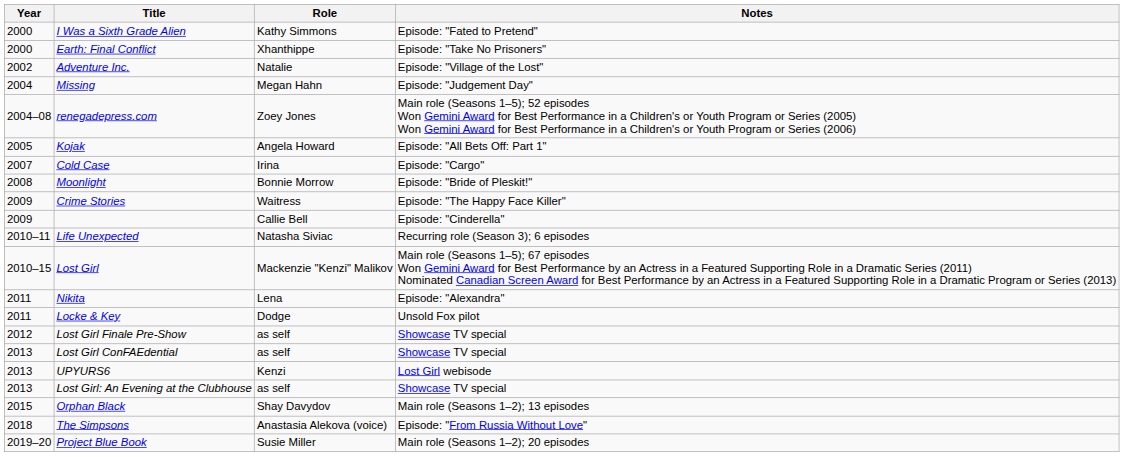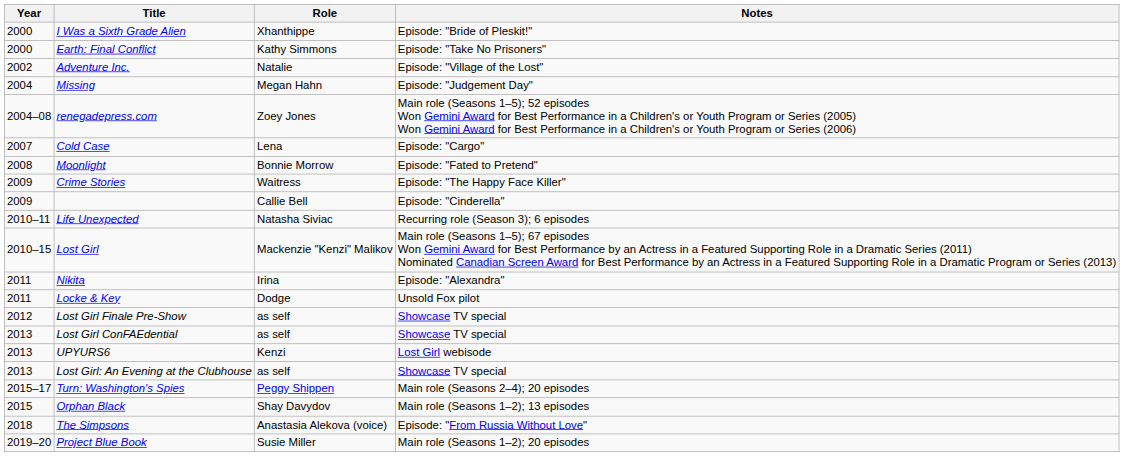(297, 31) Kathy Simmons -> (286, 31) Xhanthippe
(468, 31) Episode: "Fated to Pretend" -> (465, 31) Episode: "Bride of Pleskit!"
(286, 49) Xhanthippe -> (297, 49) Kathy Simmons
- row: (71, 147)
(268, 165) Irina -> (270, 147) Lena
(465, 183) Episode: "Bride of Pleskit!" -> (468, 165) Episode: "Fated to Pretend"
(270, 298) Lena -> (268, 280) Irina
+ row: (120, 388)
